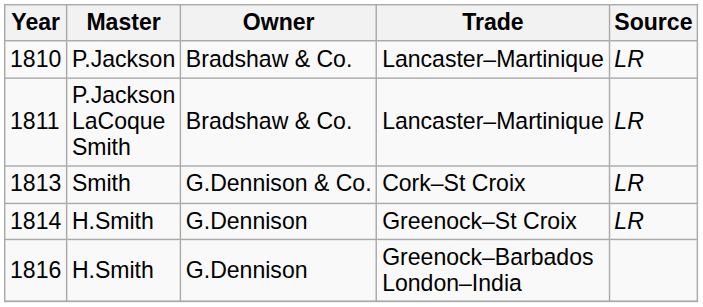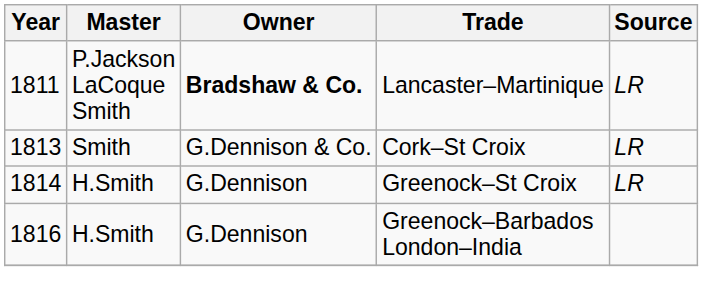- row: (36, 59)
(269, 121) normal -> (274, 85) bold
